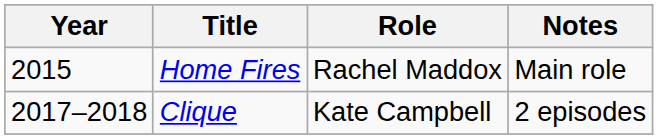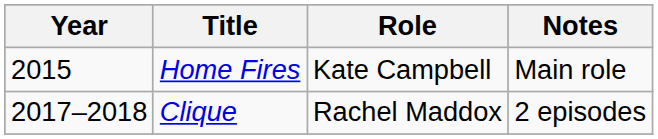(407, 69) Rachel Maddox -> (402, 69) Kate Campbell
(402, 112) Kate Campbell -> (407, 112) Rachel Maddox
